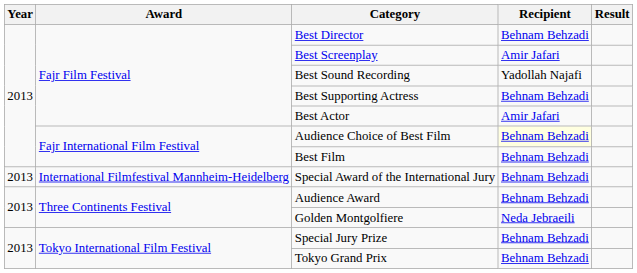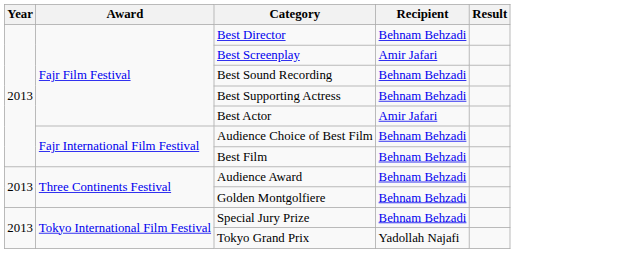(541, 75) Yadollah Najafi -> (422, 75) Behnam Behzadi
(545, 136) lightyellow background -> (422, 136) no background
- row: (395, 177)
(538, 217) Neda Jebraeili -> (422, 197) Behnam Behzadi
(545, 258) Behnam Behzadi -> (419, 237) Yadollah Najafi
